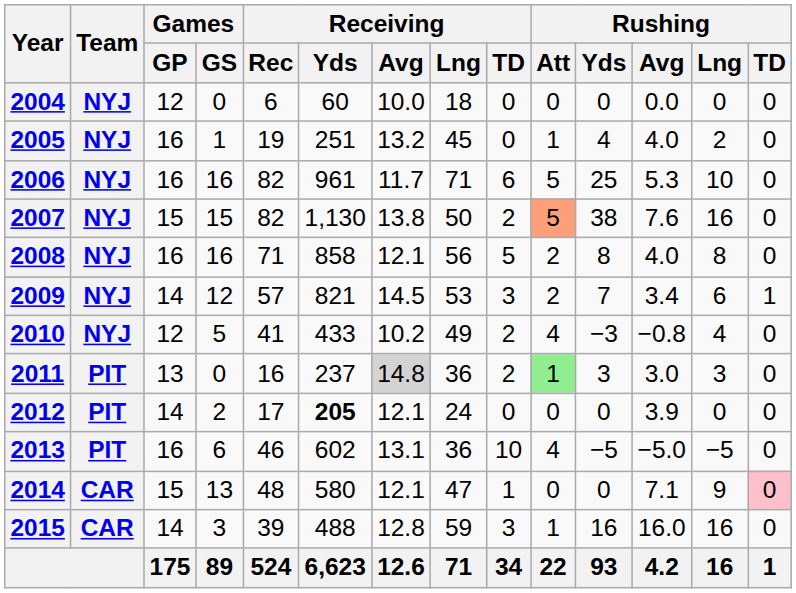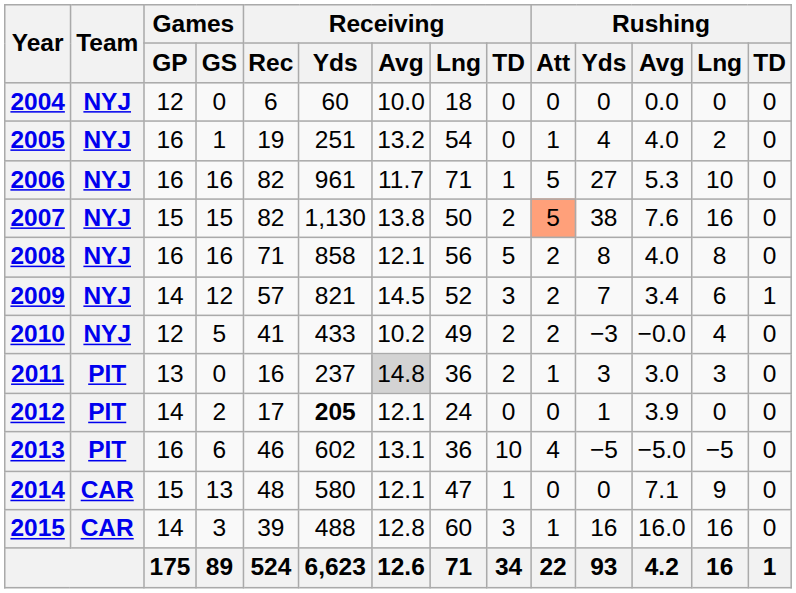(458, 140) 45 -> (458, 140) 54
(509, 179) 6 -> (509, 179) 1
(604, 179) 25 -> (604, 179) 27
(458, 295) 53 -> (458, 295) 52
(553, 334) 4 -> (553, 334) 2
(662, 334) −0.8 -> (662, 334) −0.0
(553, 373) lightgreen background -> (553, 373) no background
(604, 412) 0 -> (604, 412) 1
(770, 489) pink background -> (770, 489) no background
(458, 528) 59 -> (458, 528) 60
